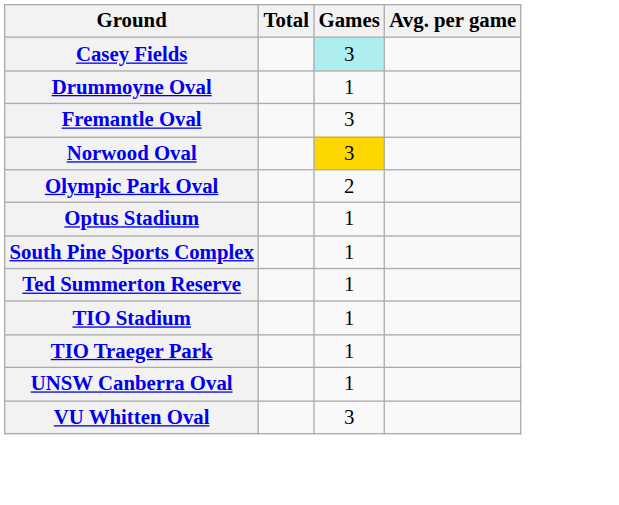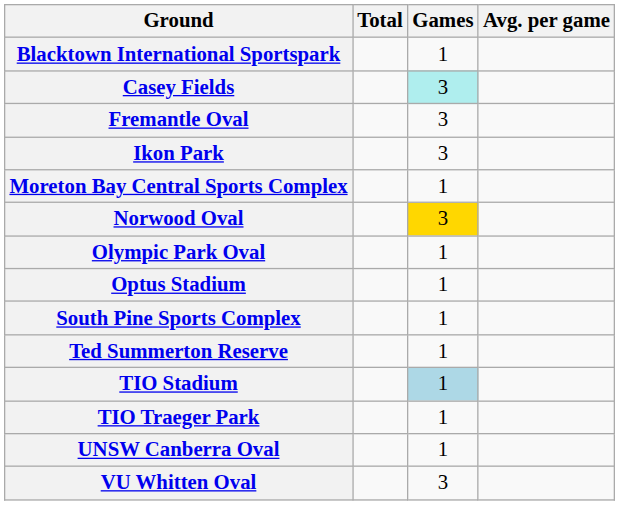+ row: (179, 53)
- row: (132, 86)
+ row: (179, 152)
+ row: (179, 185)
(349, 185) 2 -> (443, 251) 1
(349, 317) no background -> (443, 383) lightblue background
